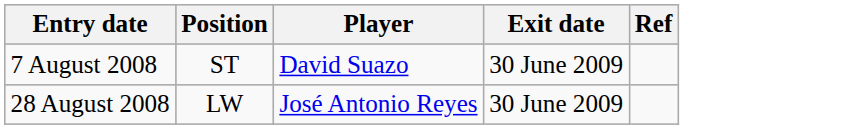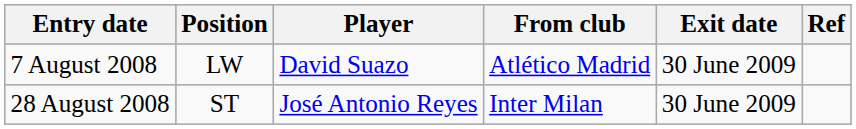+ column: (570, 24)
(225, 64) ST -> (225, 64) LW
(225, 104) LW -> (225, 104) ST
